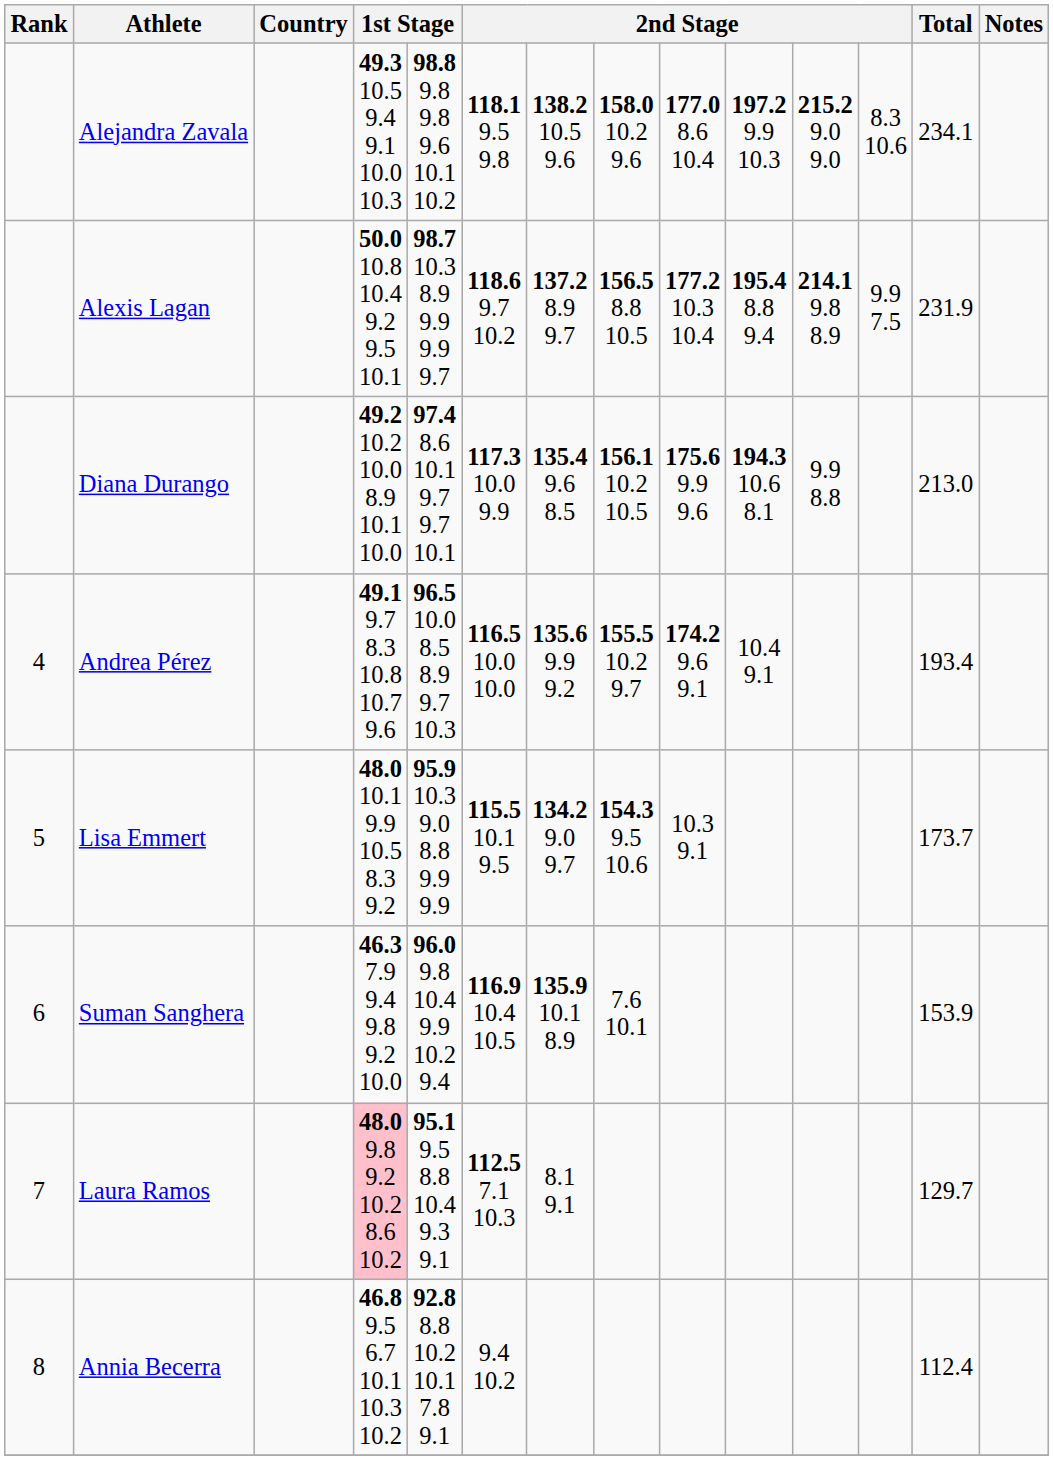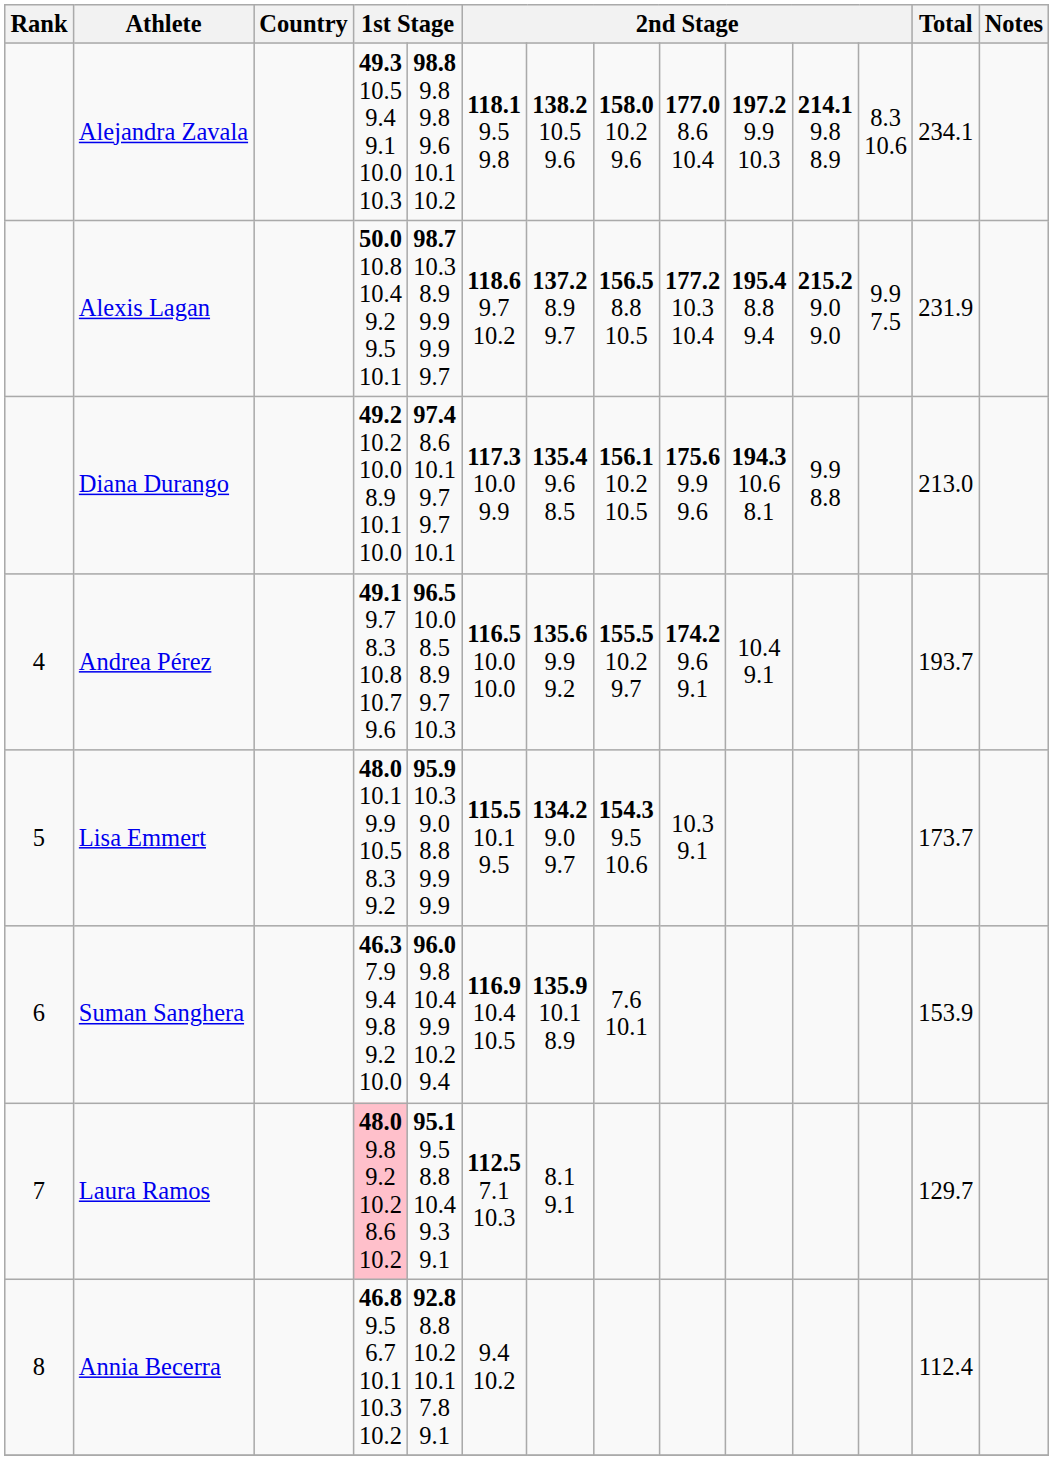(825, 131) 215.2 9.0 9.0 -> (825, 131) 214.1 9.8 8.9
(825, 308) 214.1 9.8 8.9 -> (825, 308) 215.2 9.0 9.0
(946, 661) 193.4 -> (946, 661) 193.7
